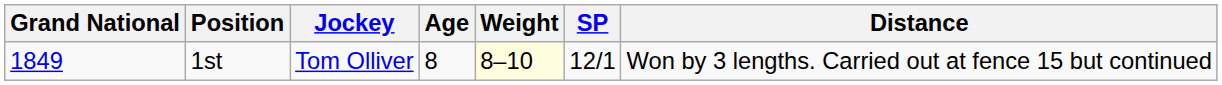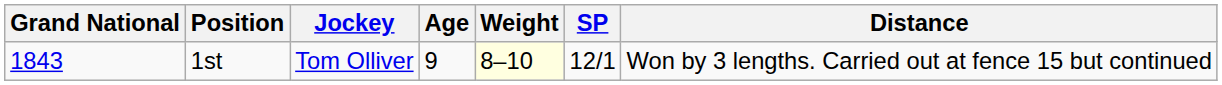(37, 60) 1849 -> (37, 60) 1843
(431, 60) 8 -> (431, 60) 9
